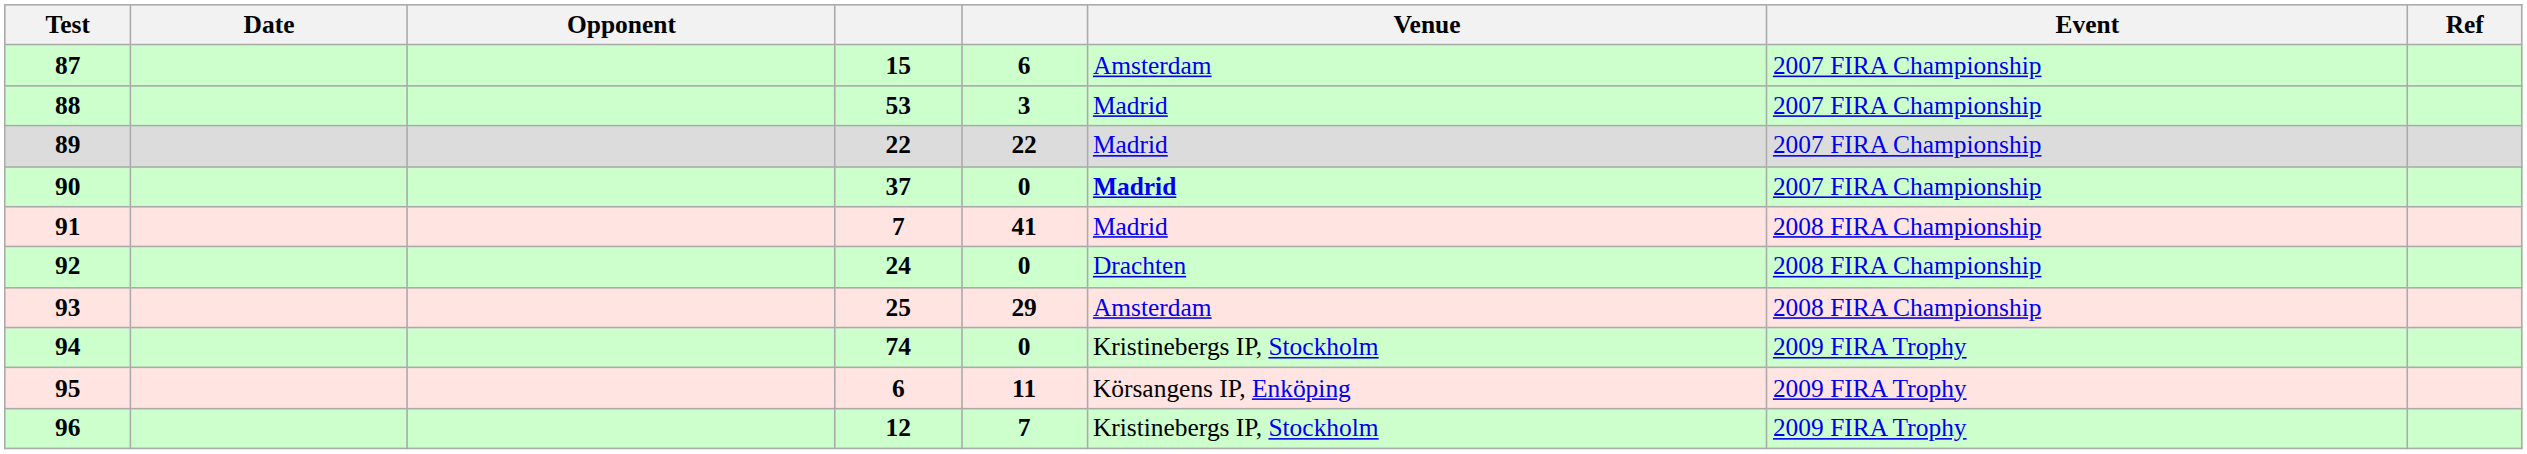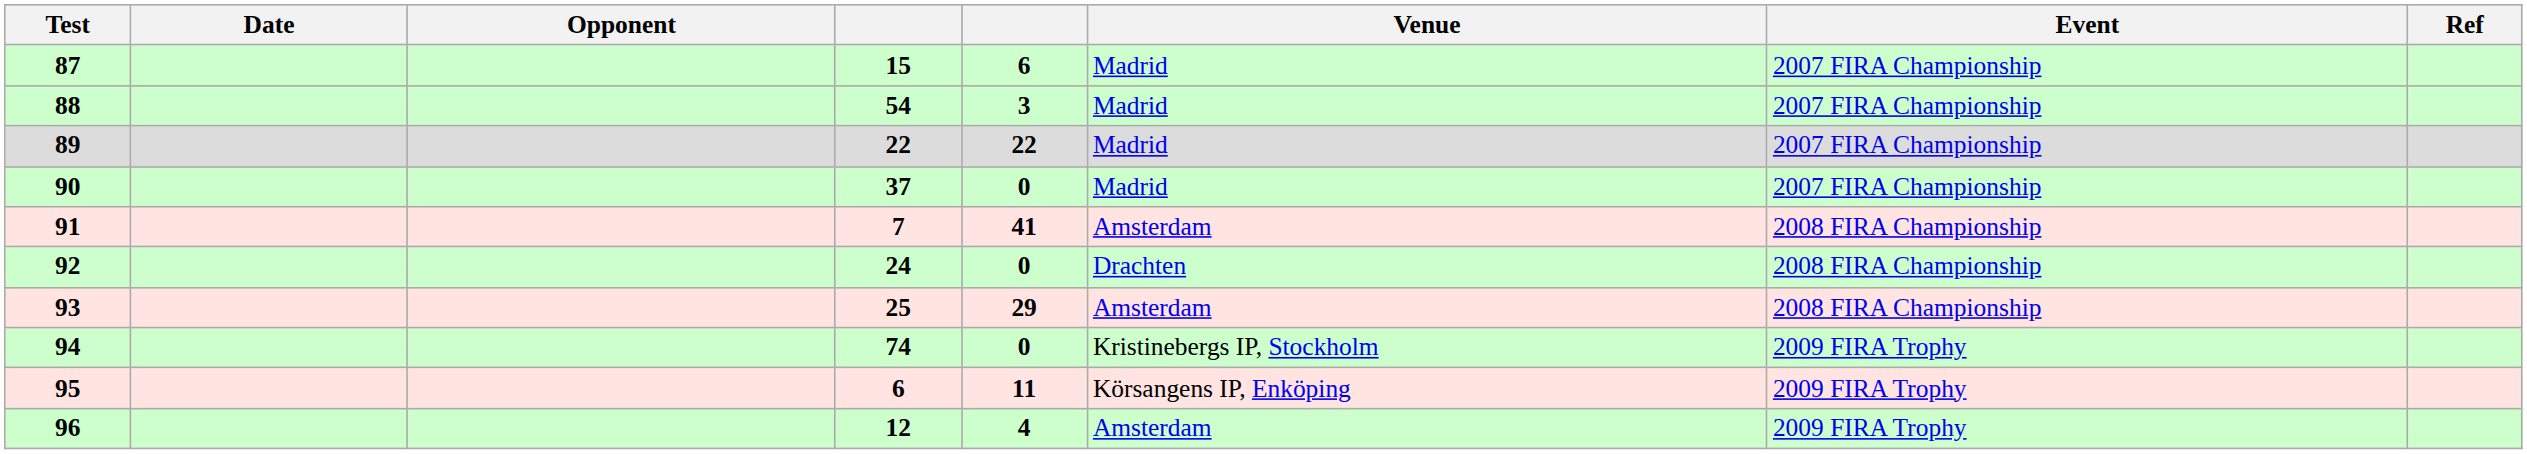(1152, 65) Amsterdam -> (1130, 65) Madrid
(898, 105) 53 -> (898, 105) 54
(1135, 186) bold -> (1130, 186) normal
(1130, 226) Madrid -> (1152, 226) Amsterdam
(1024, 428) 7 -> (1024, 428) 4
(1236, 428) Kristinebergs IP, Stockholm -> (1152, 428) Amsterdam
